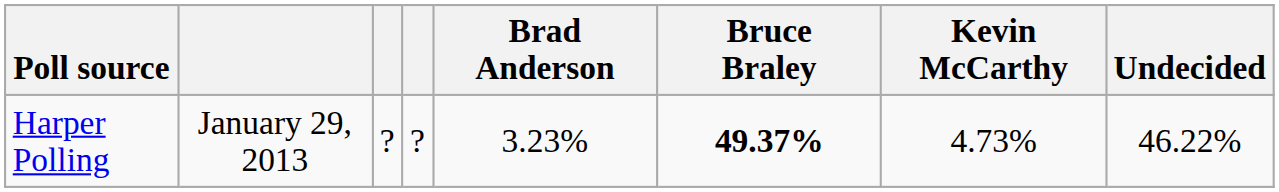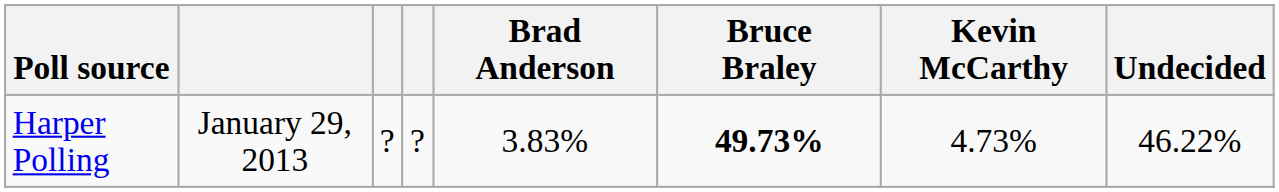(545, 140) 3.23% -> (545, 140) 3.83%
(769, 140) 49.37% -> (769, 140) 49.73%
